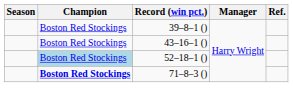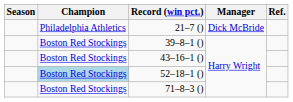+ row: (189, 27)
(85, 74) bold -> (83, 89) normal
